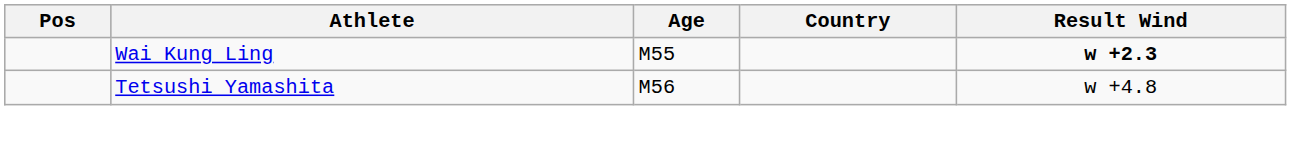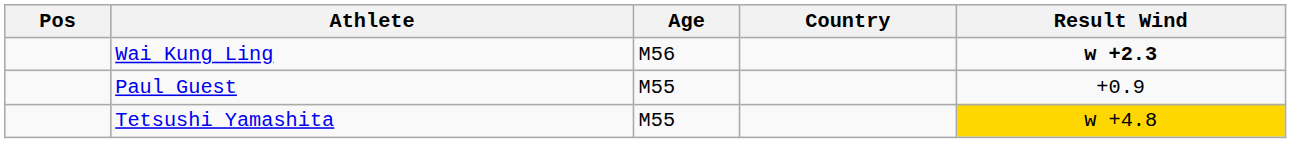(657, 54) M55 -> (657, 54) M56
+ row: (176, 87)
(657, 87) M56 -> (657, 120) M55
(1121, 87) no background -> (1121, 120) gold background
